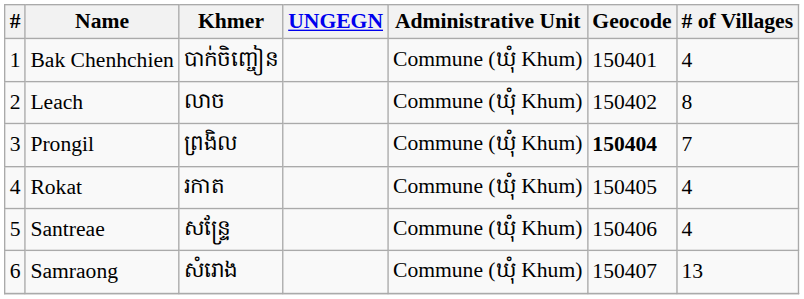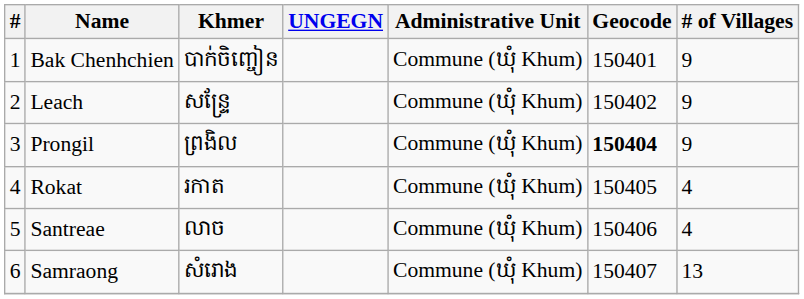(687, 59) 4 -> (687, 59) 9
(204, 100) លាច -> (207, 100) សន្ទ្រែ
(687, 102) 8 -> (687, 102) 9
(687, 144) 7 -> (687, 144) 9
(207, 228) សន្ទ្រែ -> (204, 228) លាច
